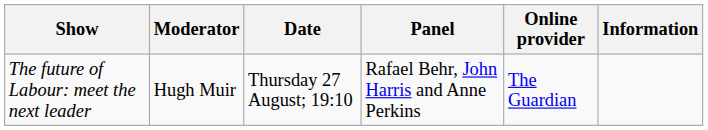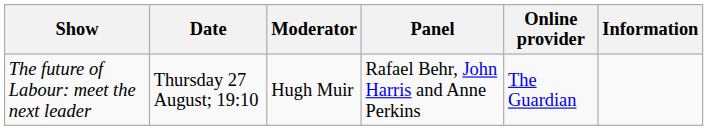columns swapped: (303, 29) <-> (197, 29)
